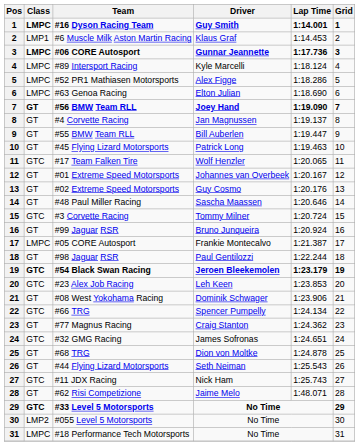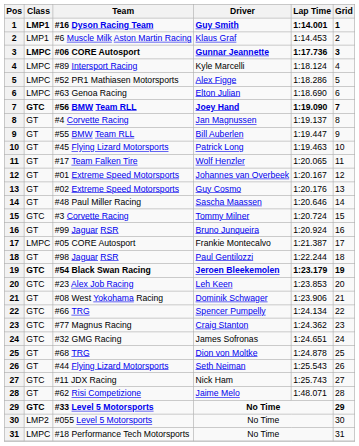(38, 25) LMPC -> (38, 25) LMP1
(32, 107) GT -> (35, 107) GTC
(35, 162) GTC -> (32, 162) GT
(32, 325) GT -> (35, 325) GTC
